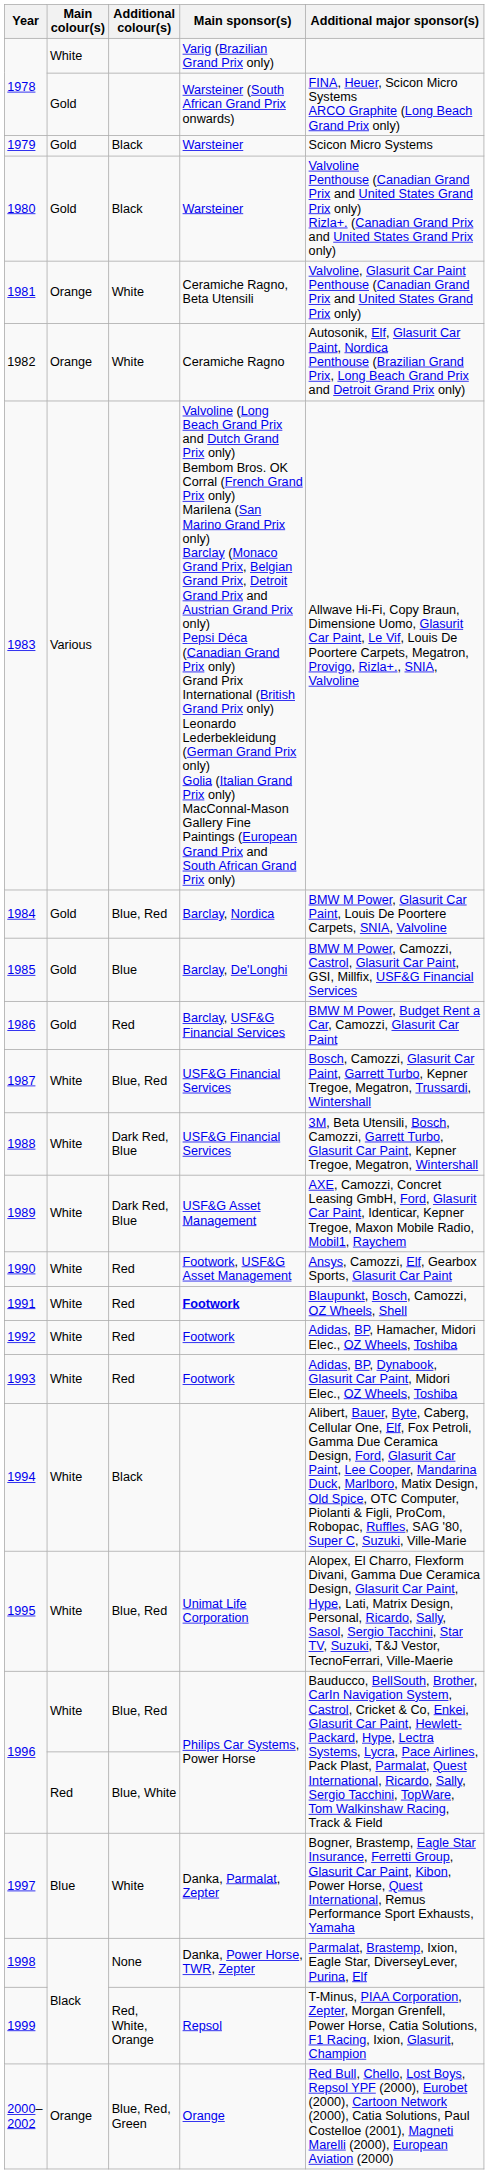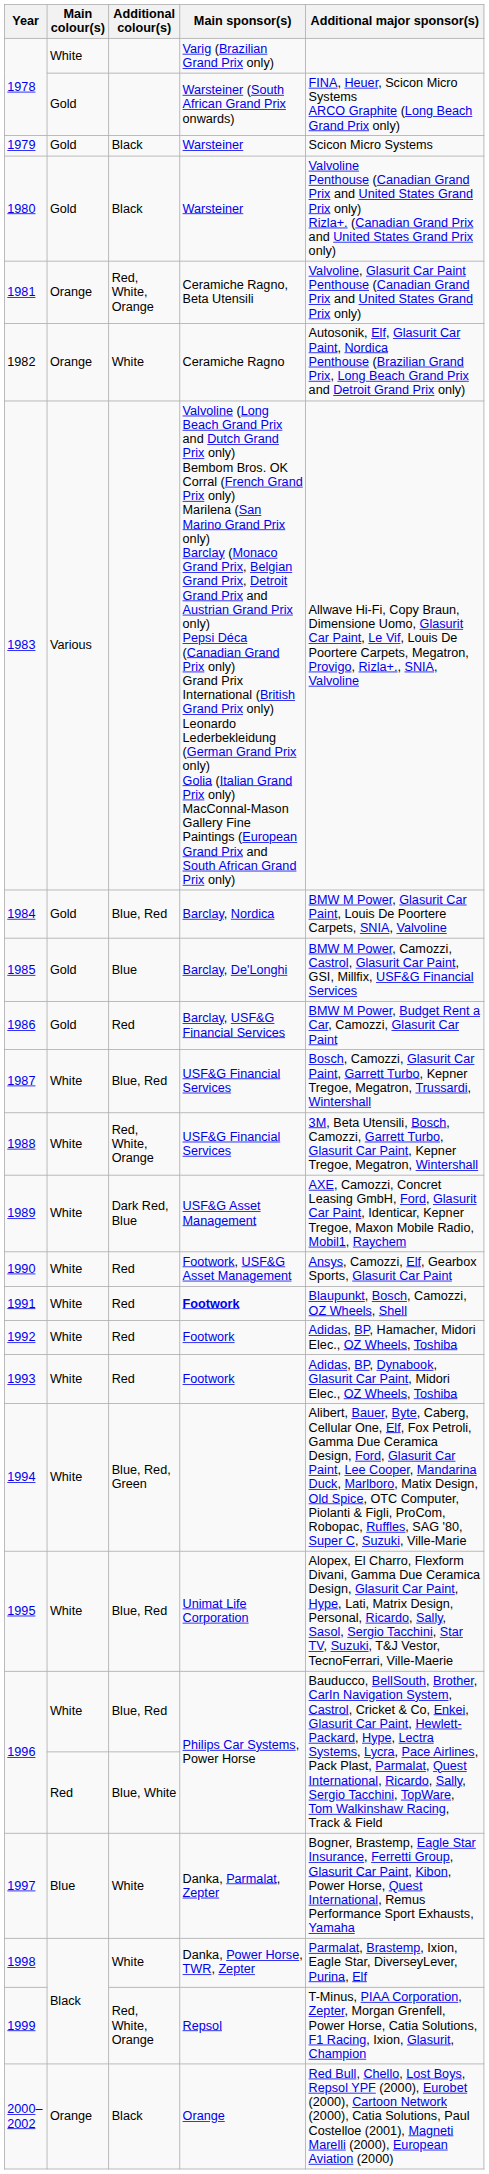(128, 292) White -> (133, 292) Red, White, Orange
(140, 1143) Dark Red, Blue -> (133, 1143) Red, White, Orange
(127, 1477) Black -> (141, 1477) Blue, Red, Green
(127, 1962) None -> (128, 1962) White
(141, 2116) Blue, Red, Green -> (127, 2116) Black
